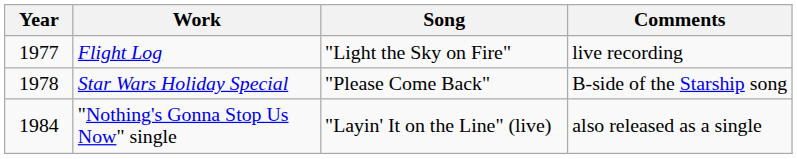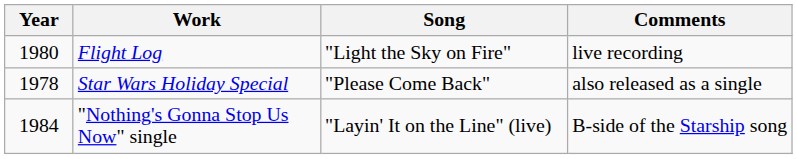(39, 51) 1977 -> (39, 51) 1980
(680, 83) B-side of the Starship song -> (667, 83) also released as a single
(667, 125) also released as a single -> (680, 125) B-side of the Starship song
